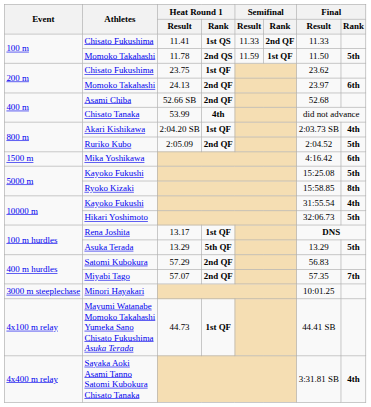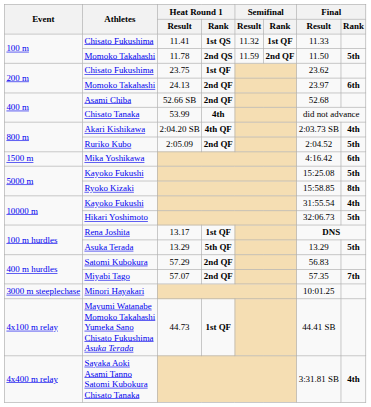(249, 41) 11.33 -> (249, 41) 11.32
(280, 41) 2nd QF -> (280, 41) 1st QF
(280, 56) 1st QF -> (280, 56) 2nd QF
(218, 130) 1st QF -> (218, 130) 4th QF
